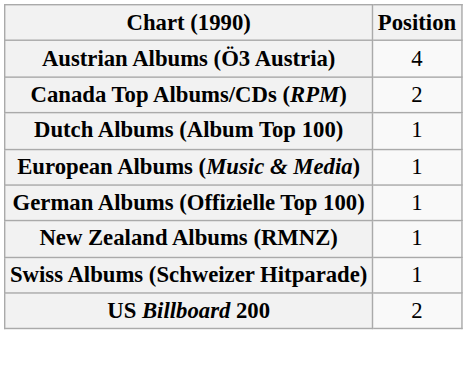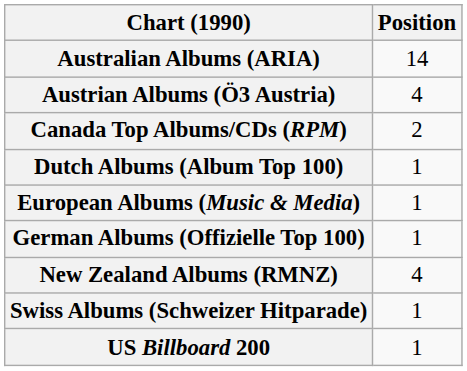+ row: (189, 58)
(417, 238) 1 -> (417, 274) 4
(417, 310) 2 -> (417, 346) 1
